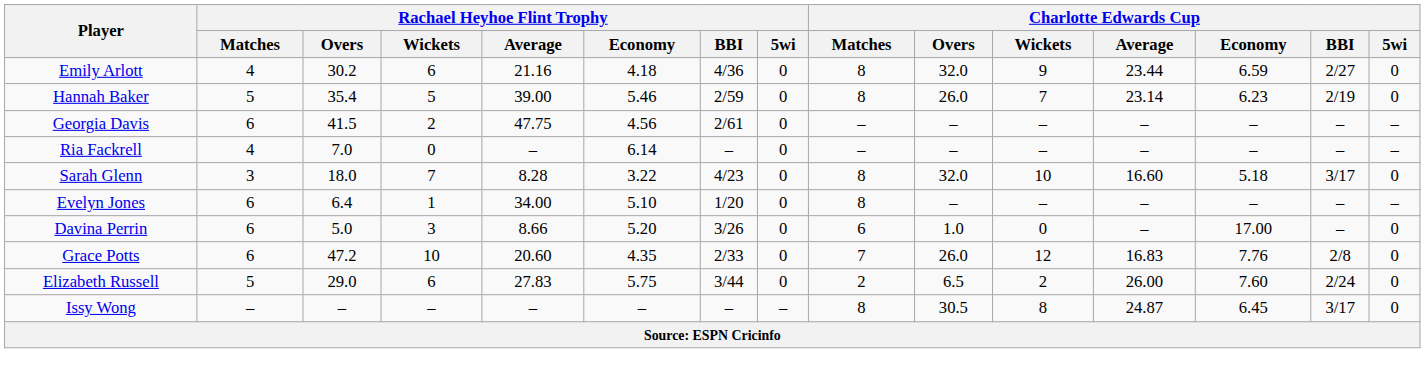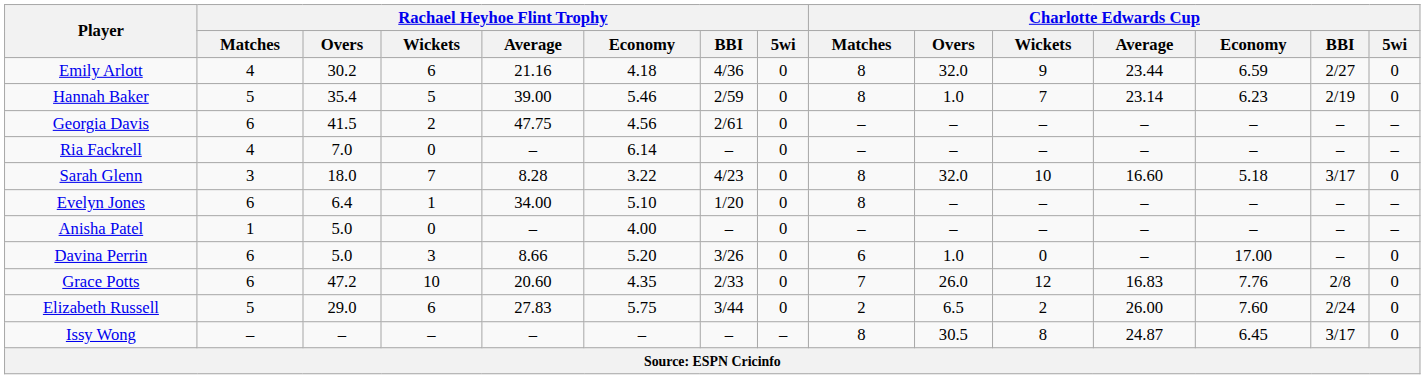(953, 96) 26.0 -> (953, 96) 1.0
+ row: (101, 228)
